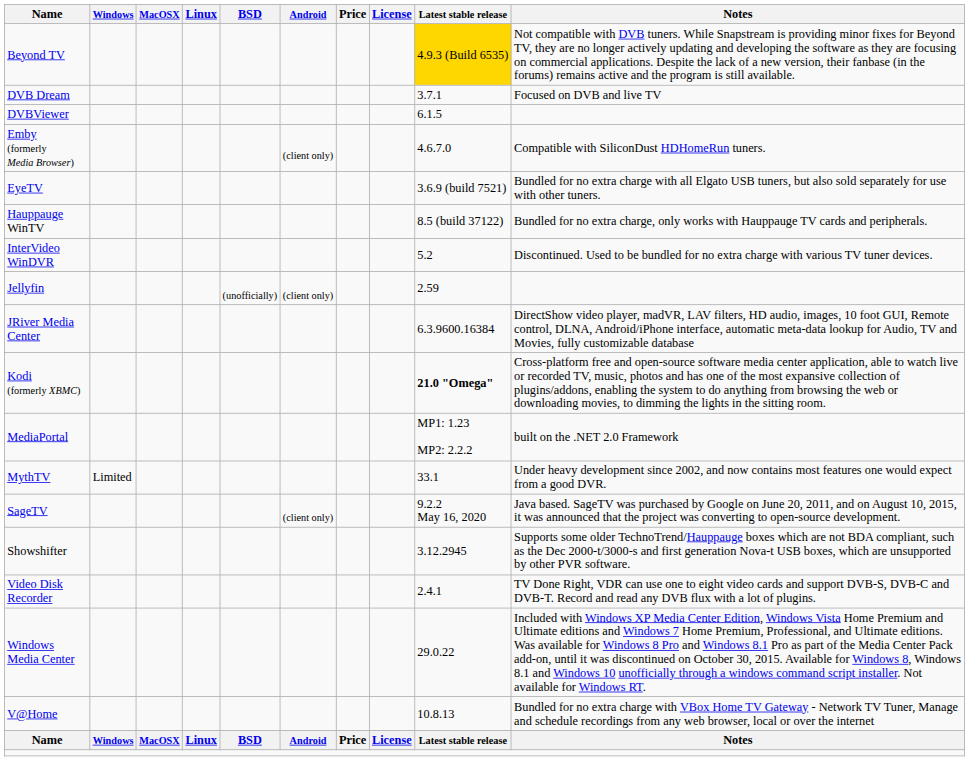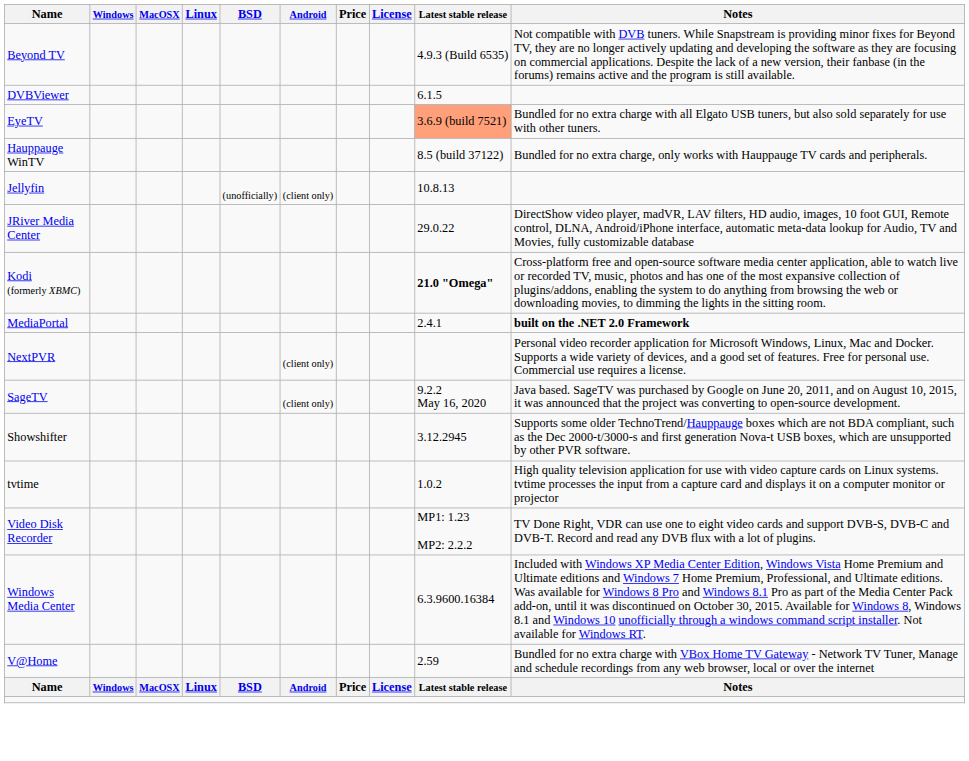(463, 54) gold background -> (463, 54) no background
- row: (39, 94)
- row: (41, 147)
(462, 188) no background -> (462, 121) lightsalmon background
- row: (34, 254)
(428, 288) 2.59 -> (436, 188) 10.8.13
(456, 328) 6.3.9600.16384 -> (436, 228) 29.0.22
(445, 437) MP1: 1.23 MP2: 2.2.2 -> (430, 323) 2.4.1
(596, 437) normal -> (602, 323) bold
- row: (29, 477)
+ row: (31, 356)
+ row: (23, 484)
(430, 591) 2.4.1 -> (445, 531) MP1: 1.23 MP2: 2.2.2
(436, 652) 29.0.22 -> (456, 599) 6.3.9600.16384
(436, 713) 10.8.13 -> (428, 660) 2.59
